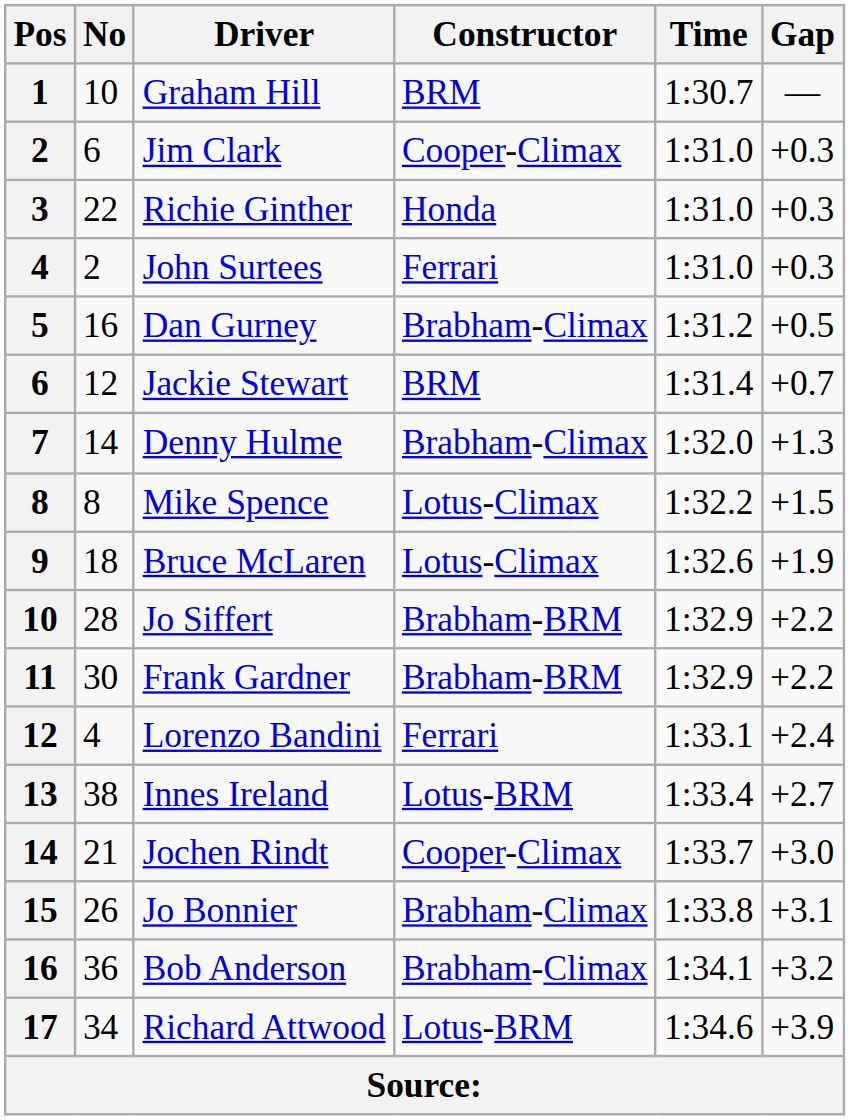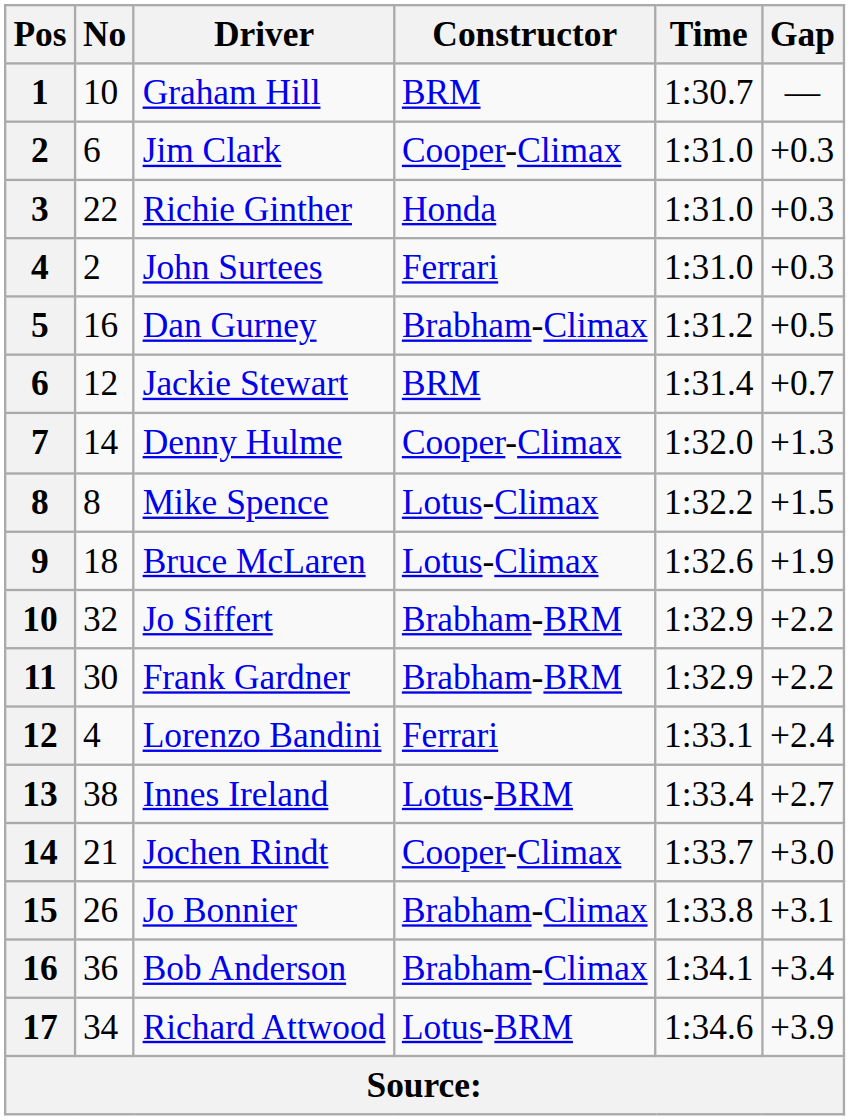(525, 442) Brabham-Climax -> (512, 442) Cooper-Climax
(101, 617) 28 -> (101, 617) 32
(802, 968) +3.2 -> (802, 968) +3.4
